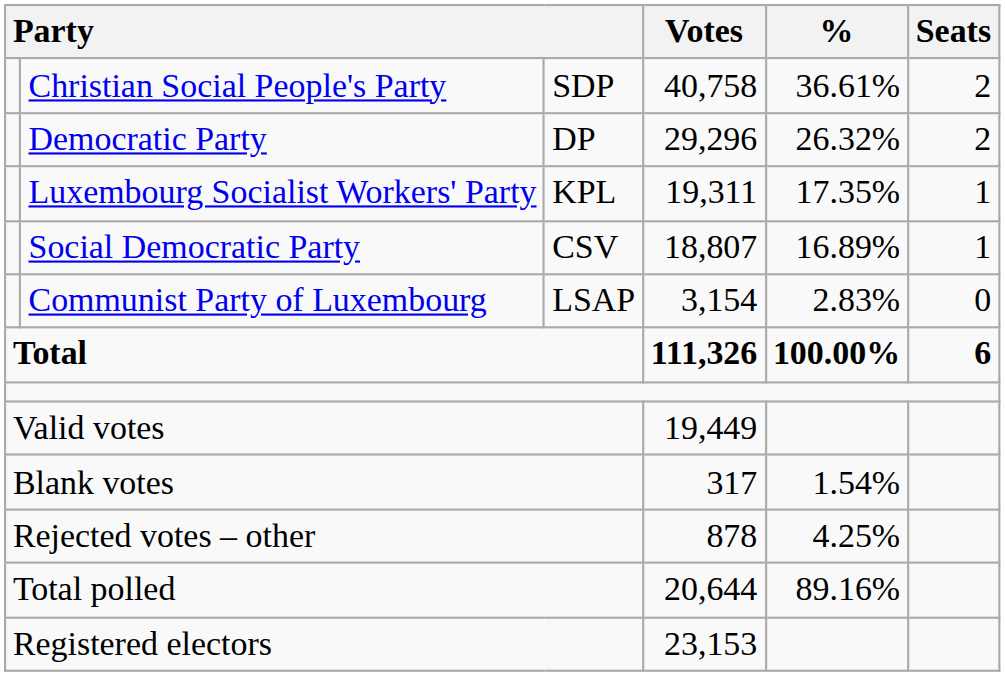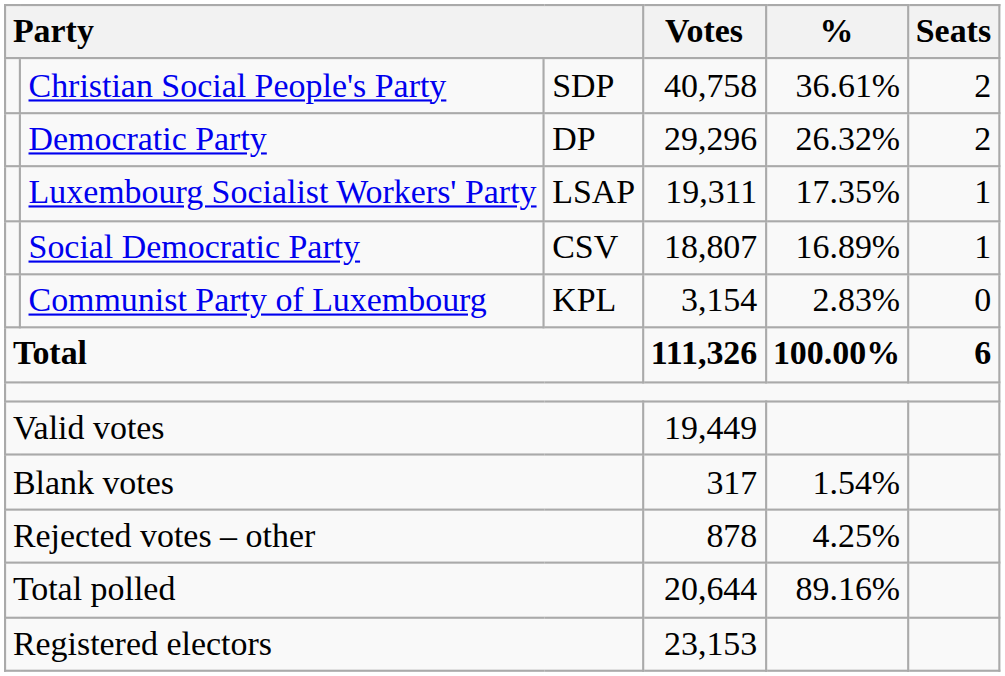(584, 192) KPL -> (594, 192) LSAP
(594, 300) LSAP -> (584, 300) KPL
